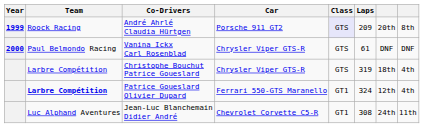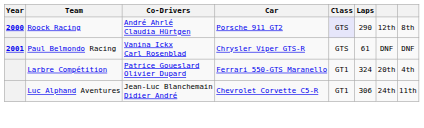(15, 27) 1999 -> (15, 27) 2000
(365, 27) 209 -> (365, 27) 290
(387, 27) 20th -> (387, 27) 12th
(15, 48) 2000 -> (15, 48) 2001
- row: (164, 69)
(67, 91) bold -> (67, 69) normal
(387, 91) 12th -> (387, 69) 20th
(365, 112) 308 -> (365, 91) 306
